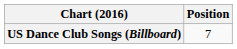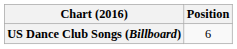(208, 33) 7 -> (208, 33) 6
